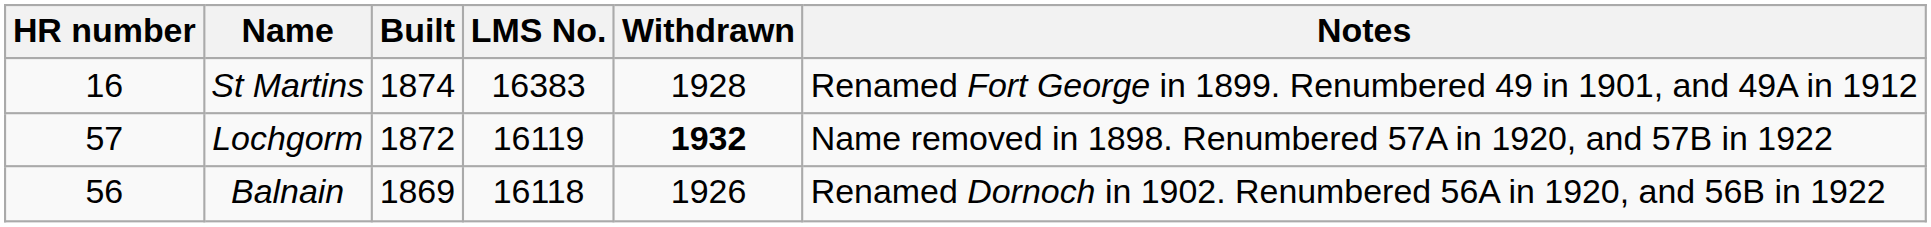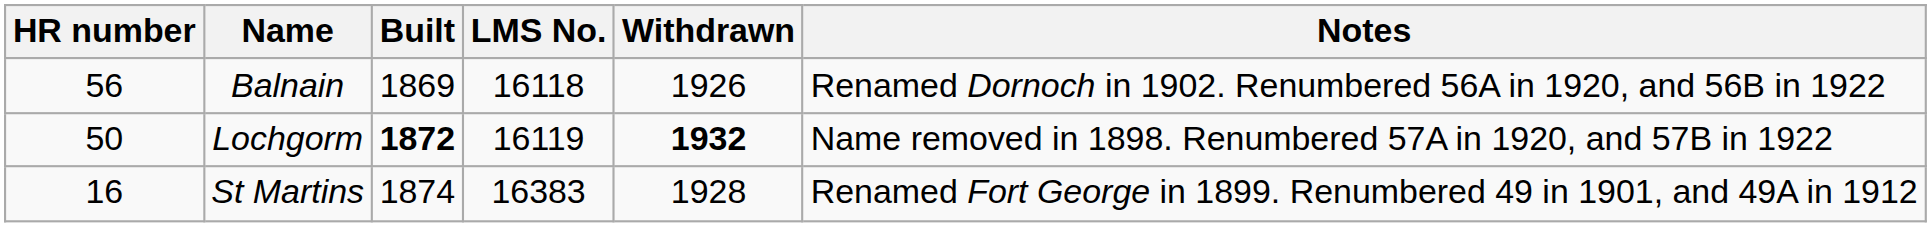rows swapped: (288, 192) <-> (288, 85)
(104, 138) 57 -> (104, 138) 50
(417, 138) normal -> (417, 138) bold
